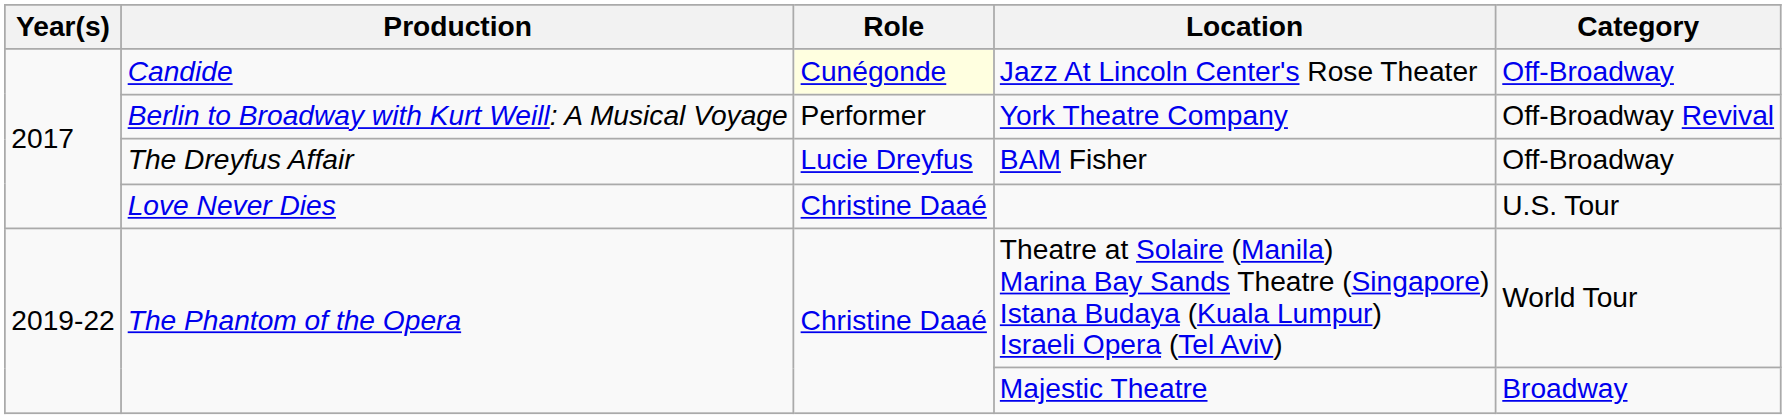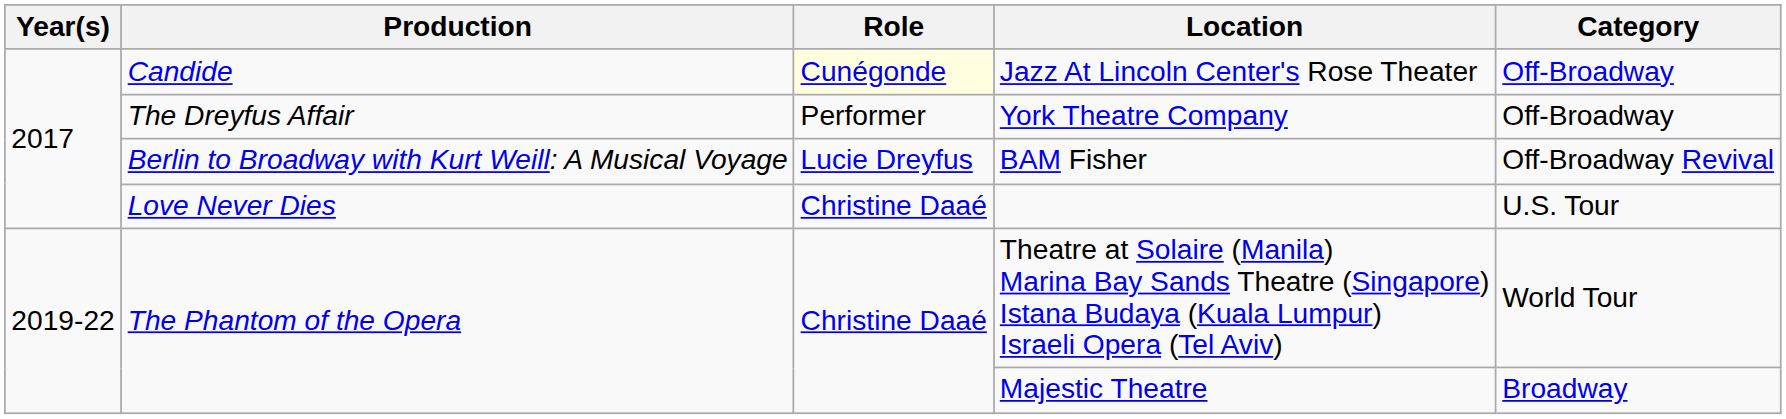(458, 116) Berlin to Broadway with Kurt Weill: A Musical Voyage -> (241, 116) The Dreyfus Affair
(1638, 116) Off-Broadway Revival -> (1588, 116) Off-Broadway
(241, 160) The Dreyfus Affair -> (458, 160) Berlin to Broadway with Kurt Weill: A Musical Voyage
(1588, 160) Off-Broadway -> (1638, 160) Off-Broadway Revival
